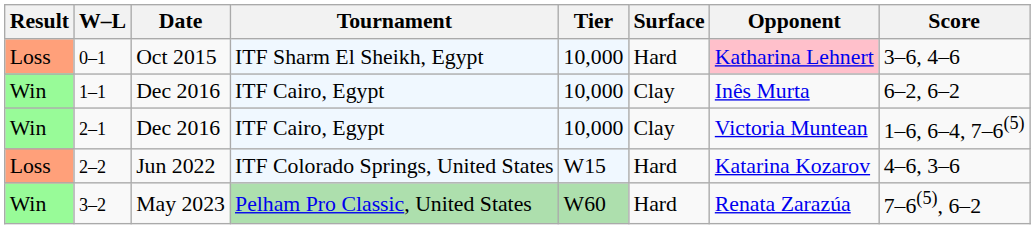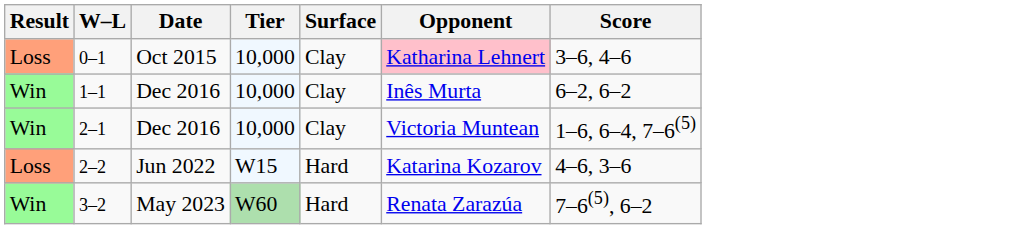- column: (394, 21)
(655, 56) Hard -> (325, 56) Clay
